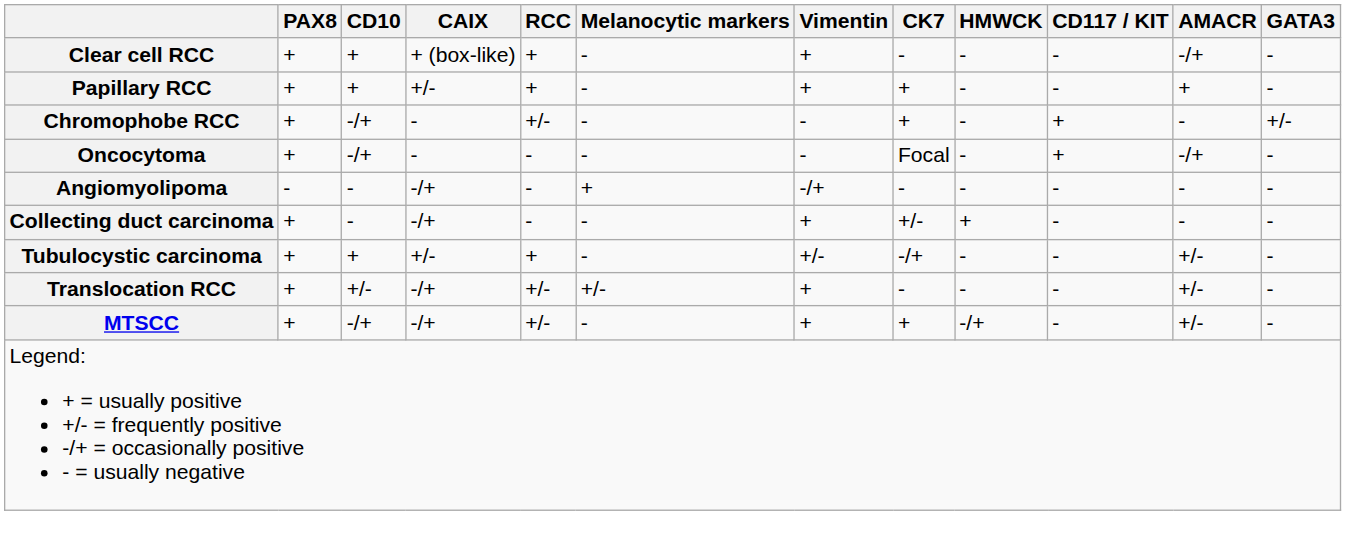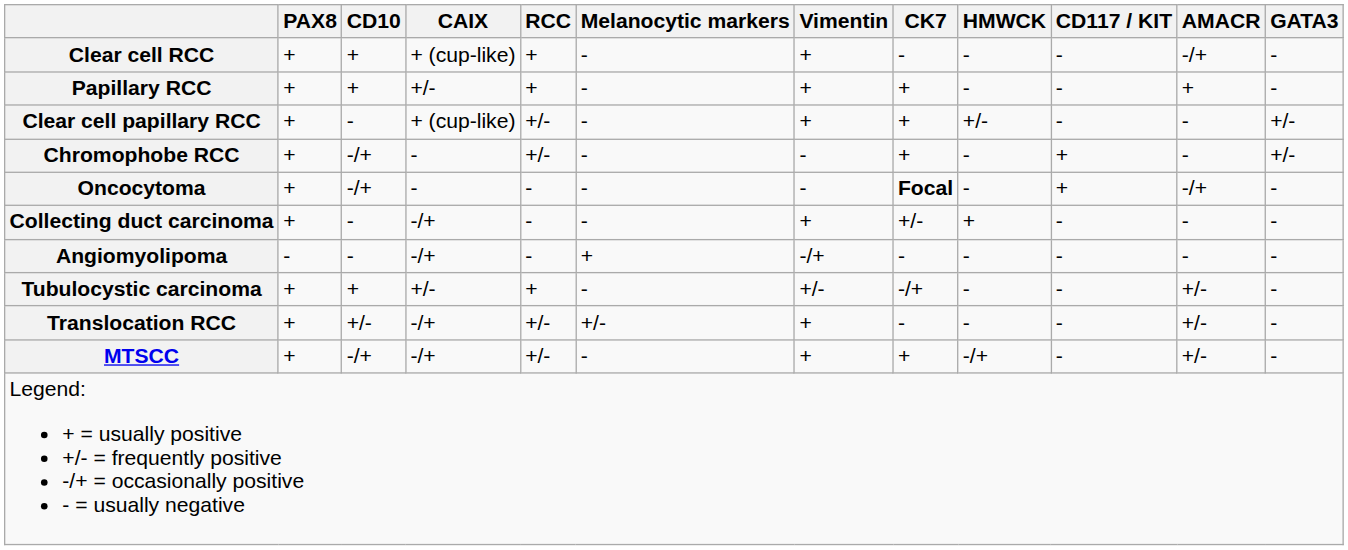(463, 54) + (box-like) -> (463, 54) + (cup-like)
+ row: (142, 121)
(924, 155) normal -> (926, 188) bold
rows swapped: (142, 188) <-> (142, 222)
